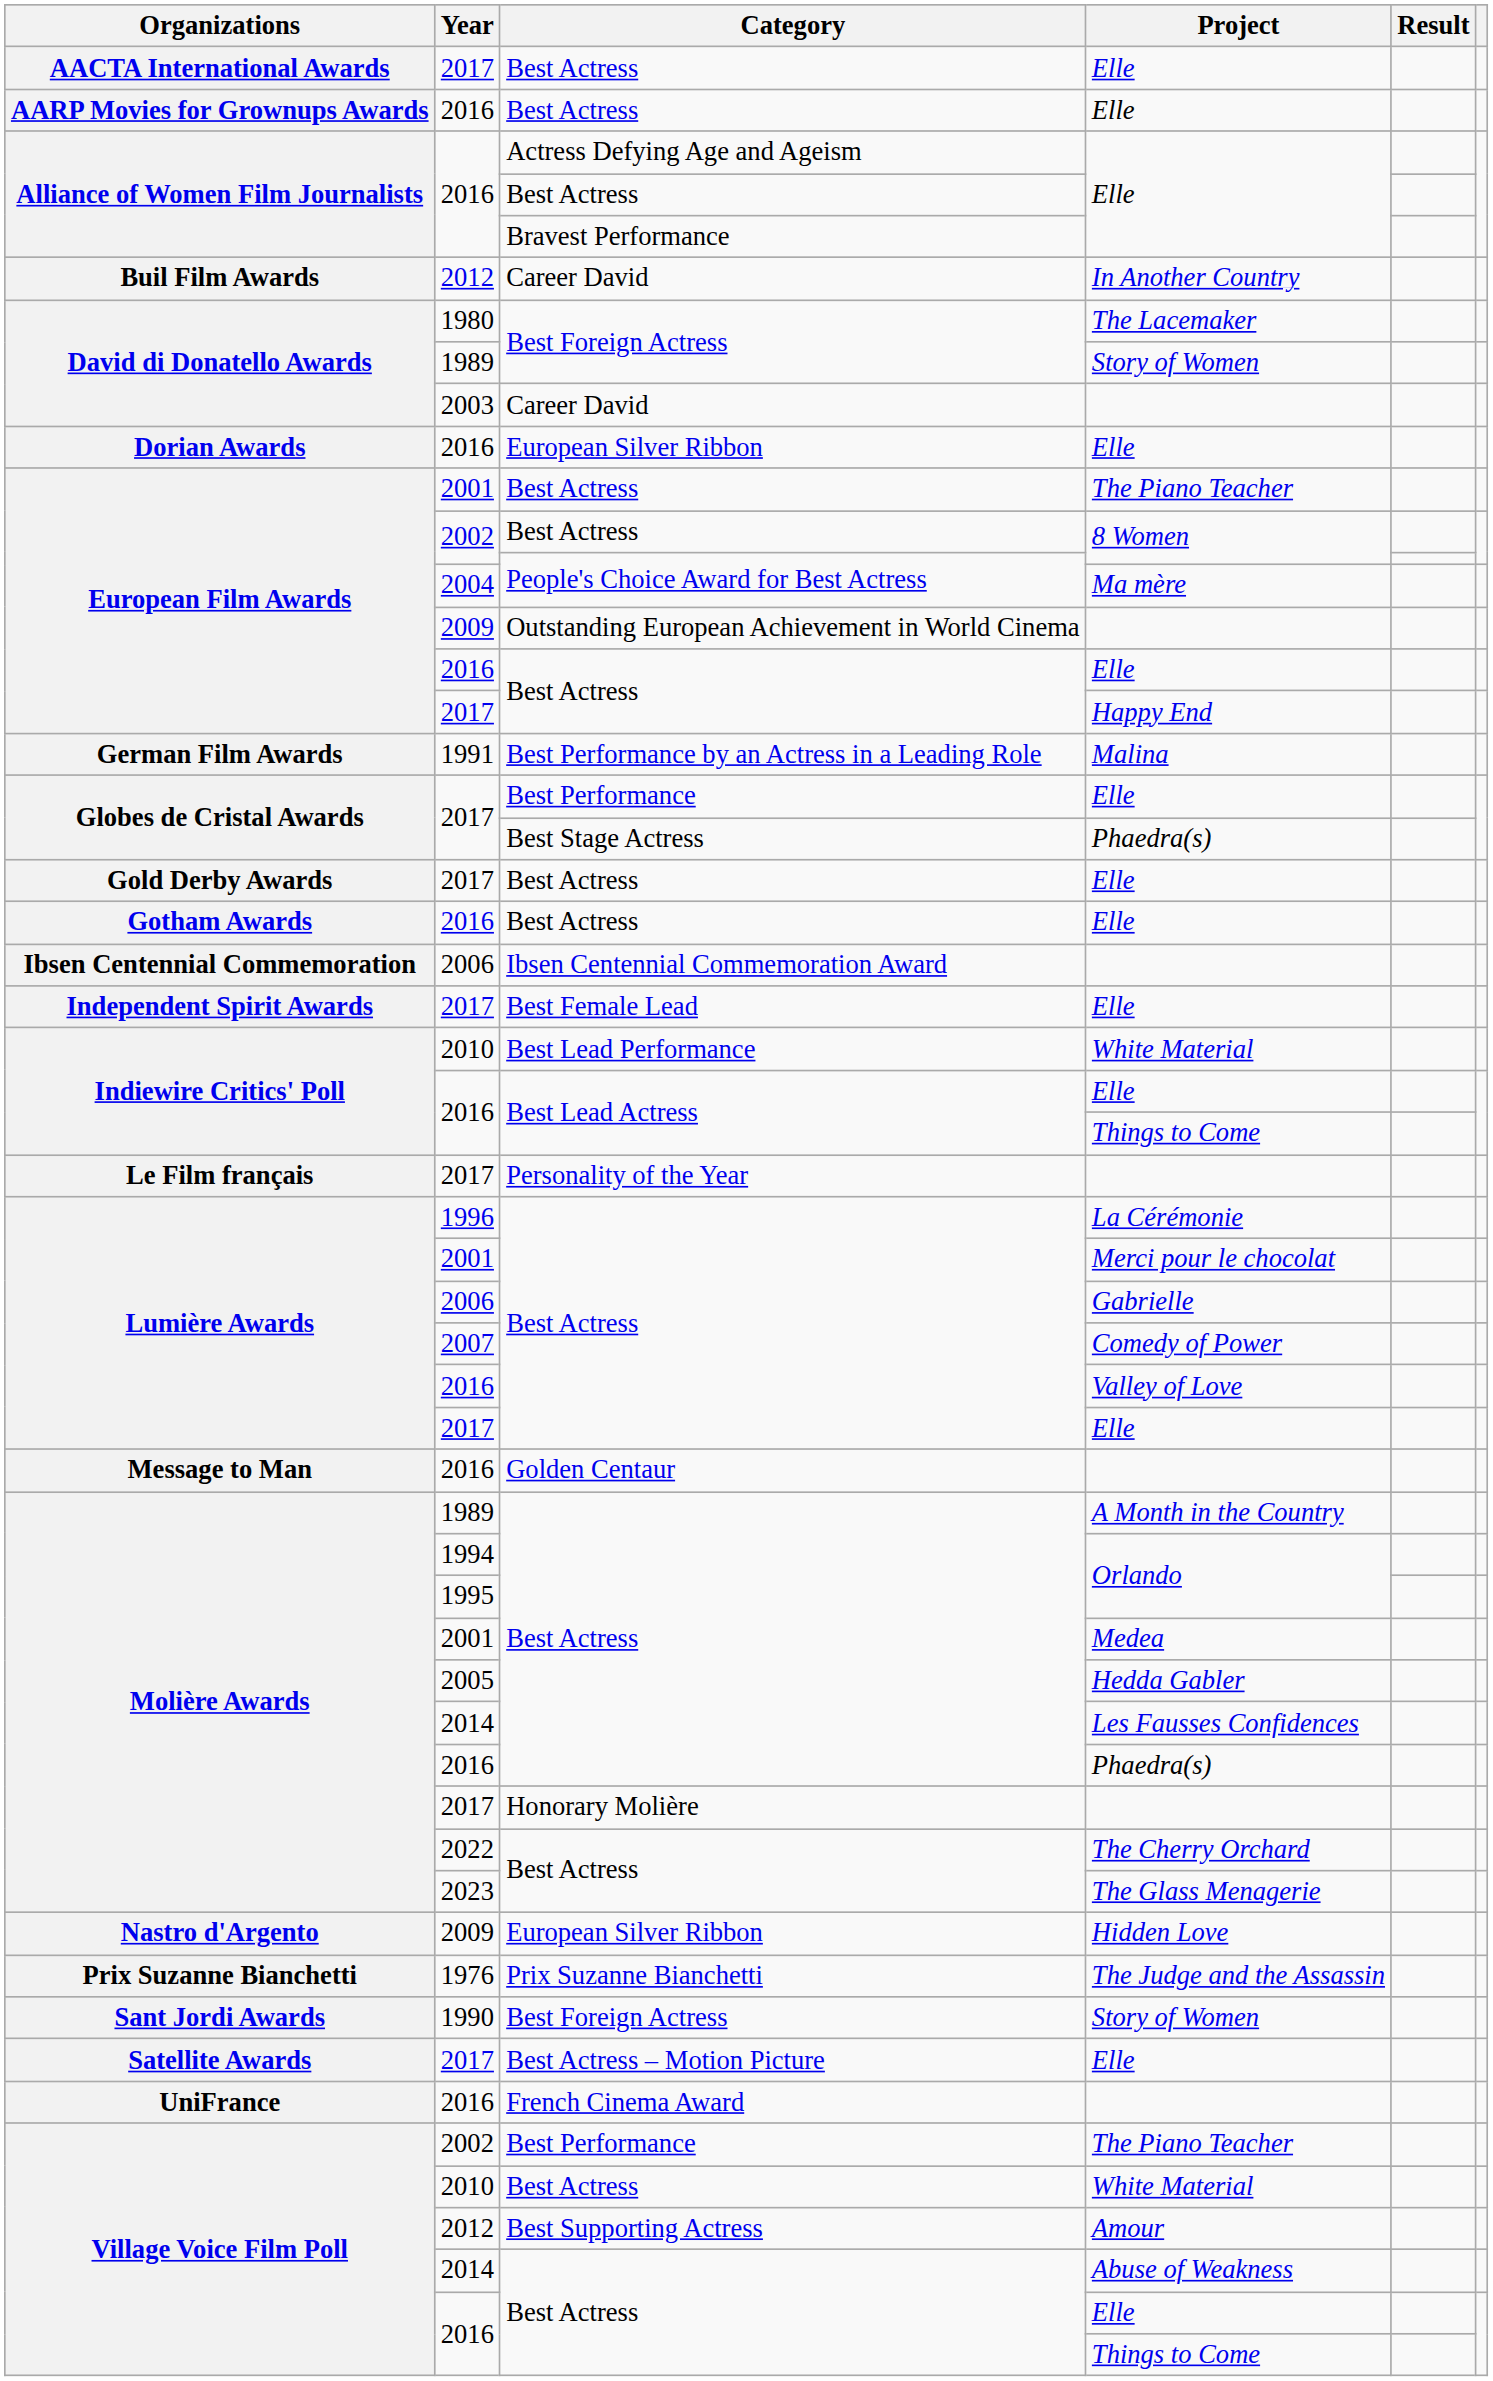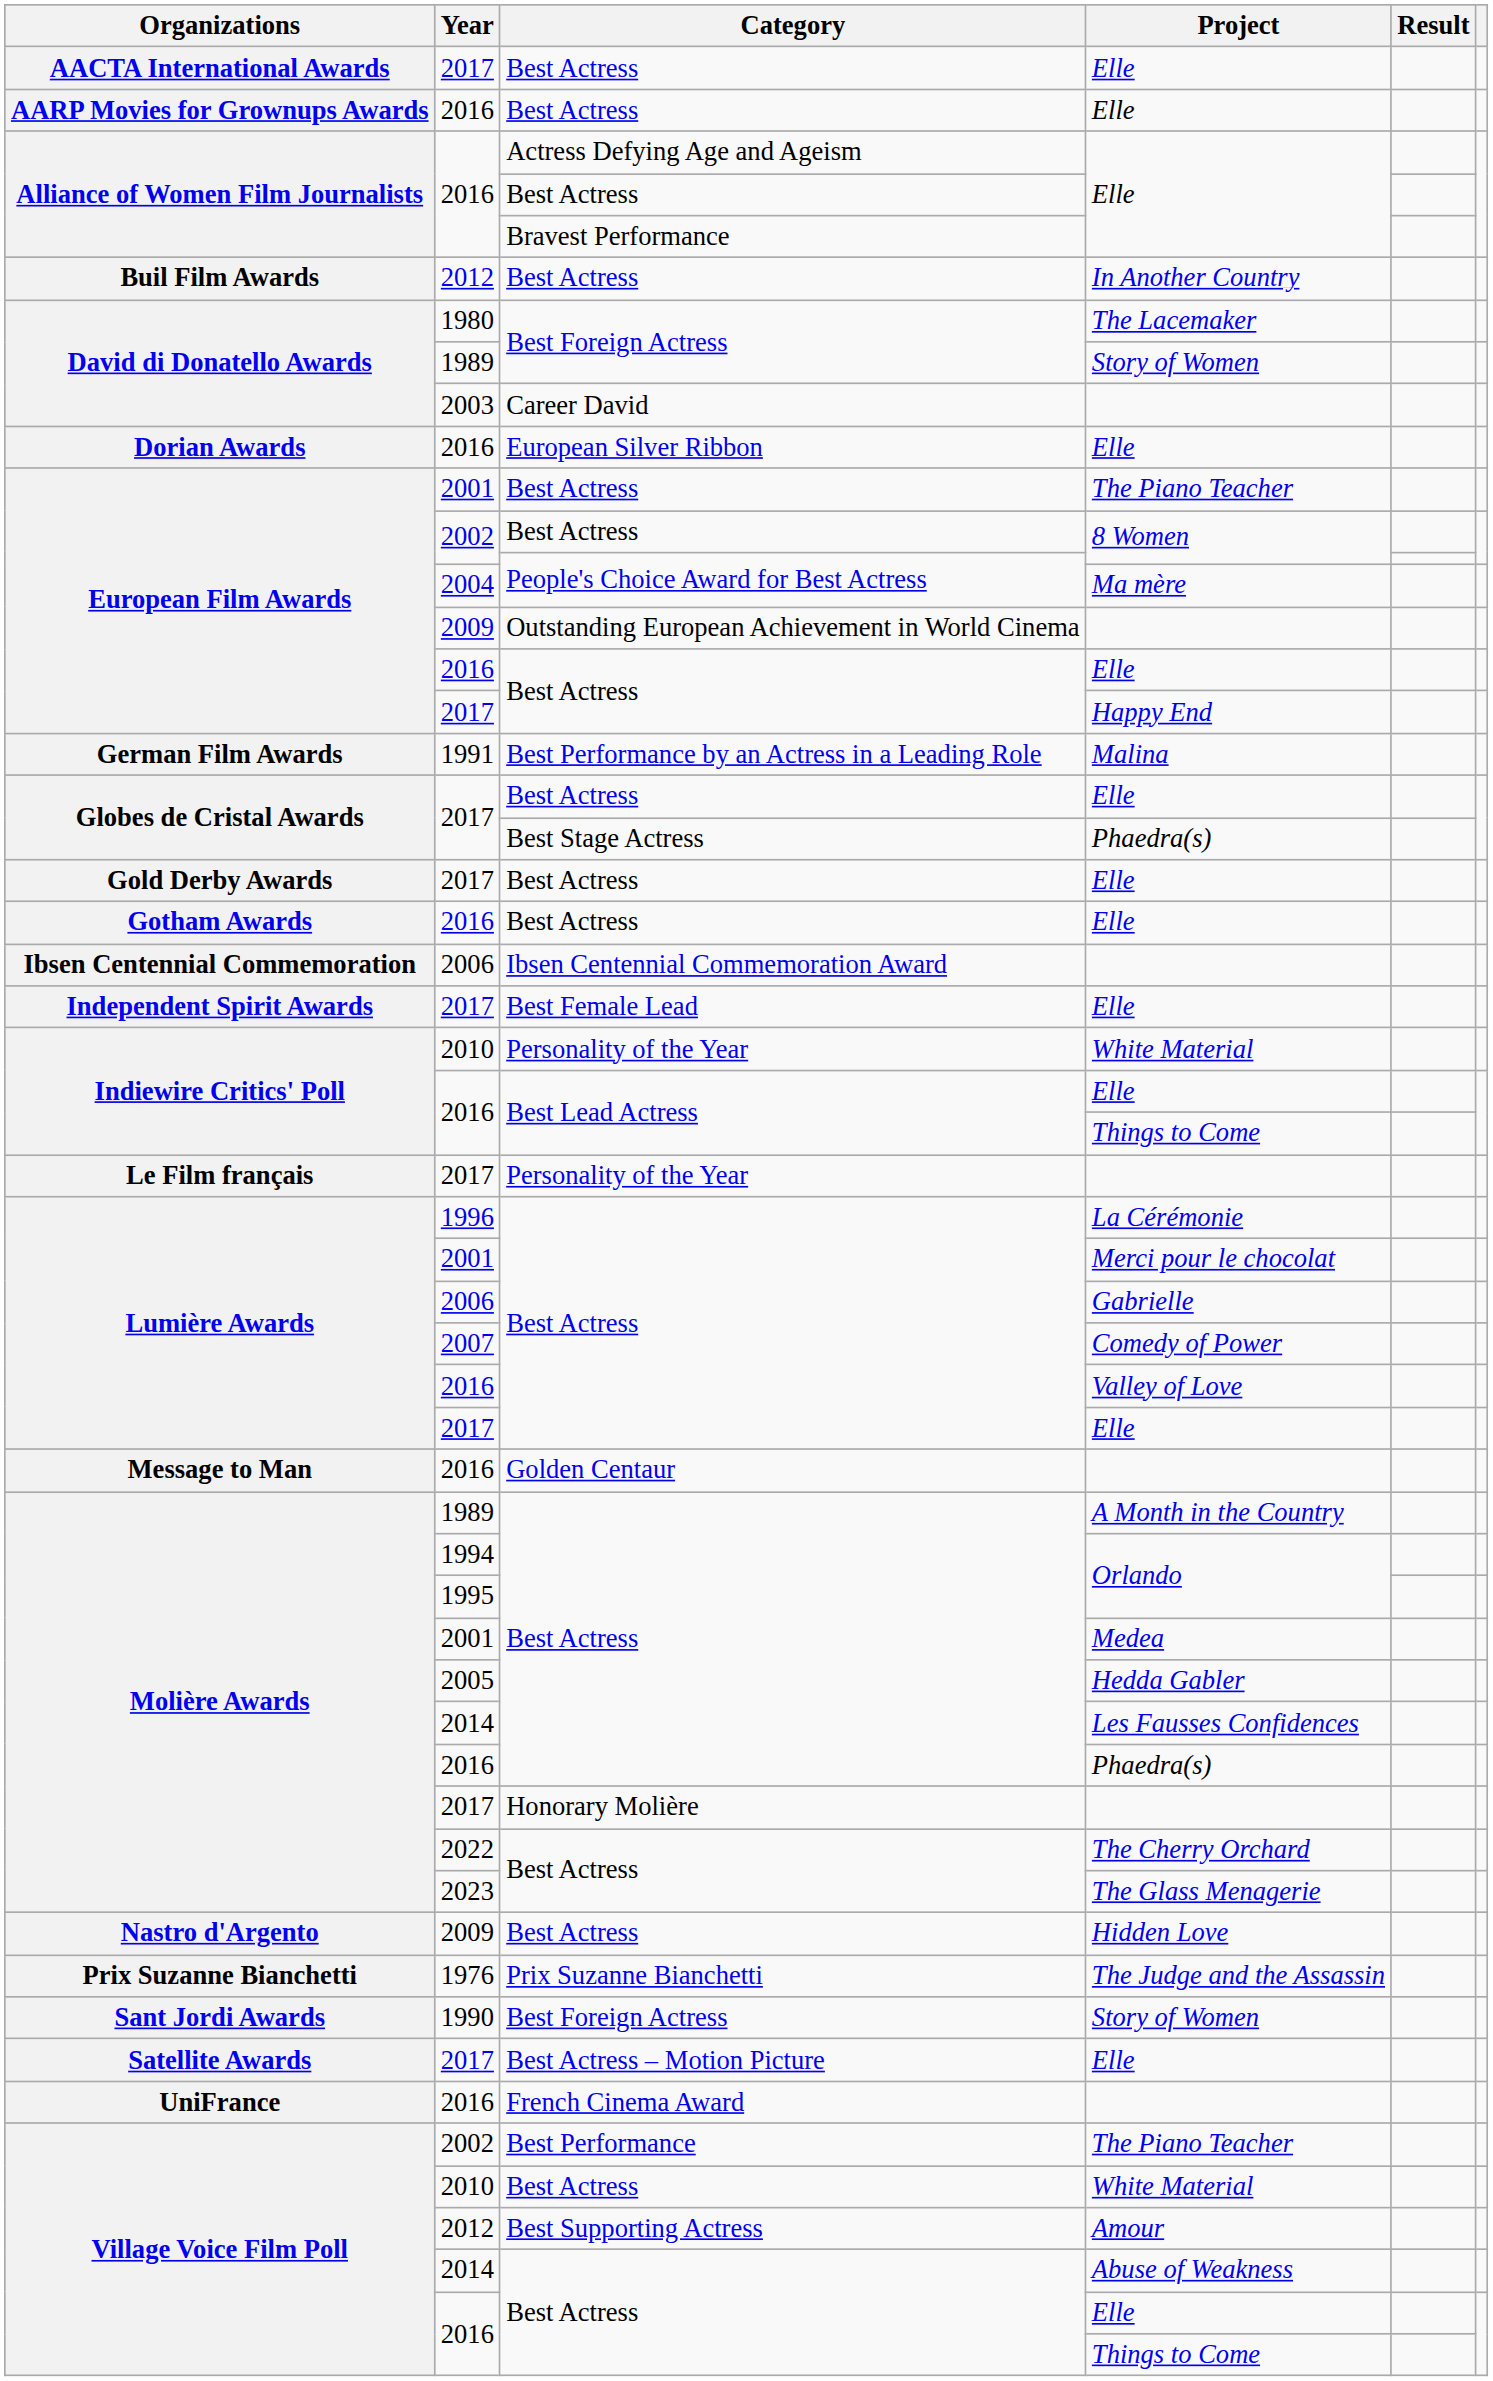(577, 278) Career David -> (572, 278) Best Actress
(601, 796) Best Performance -> (572, 796) Best Actress
(631, 1048) Best Lead Performance -> (627, 1048) Personality of the Year
(635, 1933) European Silver Ribbon -> (572, 1933) Best Actress
